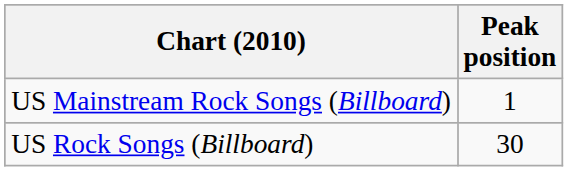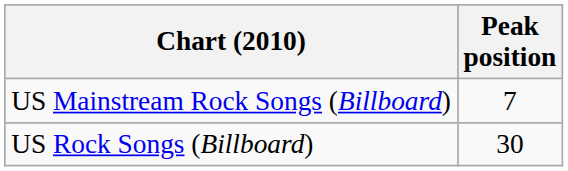(510, 100) 1 -> (510, 100) 7
